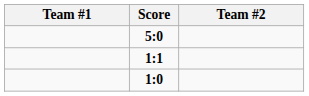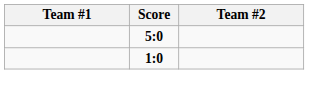- row: (154, 58)
